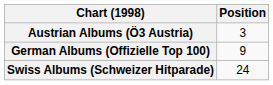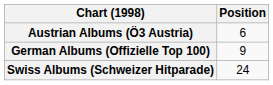(243, 32) 3 -> (243, 32) 6
